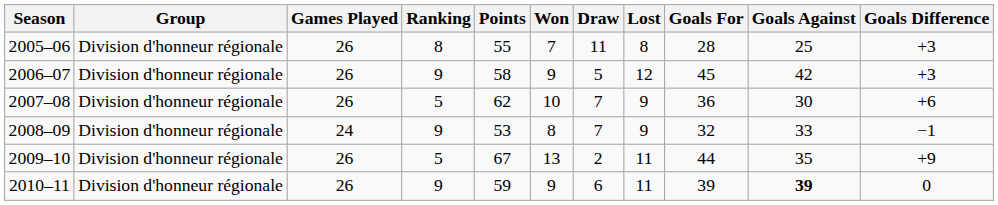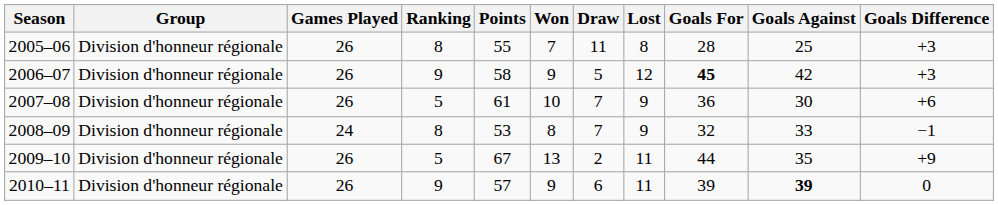(706, 74) normal -> (706, 74) bold
(502, 102) 62 -> (502, 102) 61
(438, 130) 9 -> (438, 130) 8
(502, 185) 59 -> (502, 185) 57
